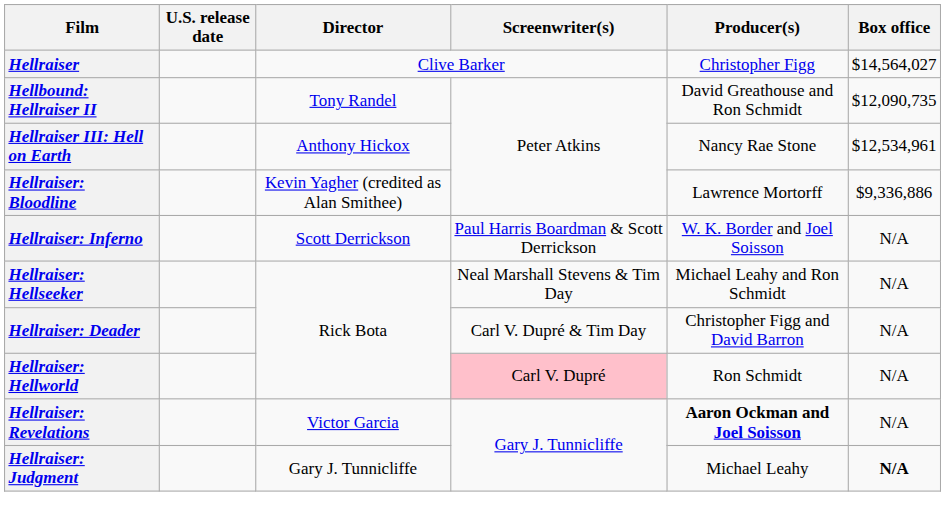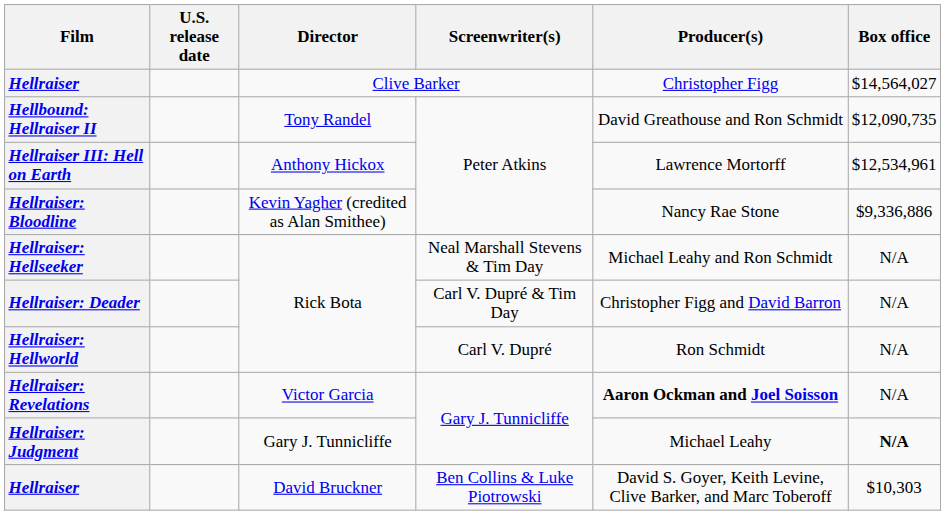(757, 146) Nancy Rae Stone -> (720, 165) Lawrence Mortorff
(757, 192) Lawrence Mortorff -> (720, 211) Nancy Rae Stone
- row: (76, 238)
(559, 376) pink background -> (505, 349) no background
+ row: (44, 487)
